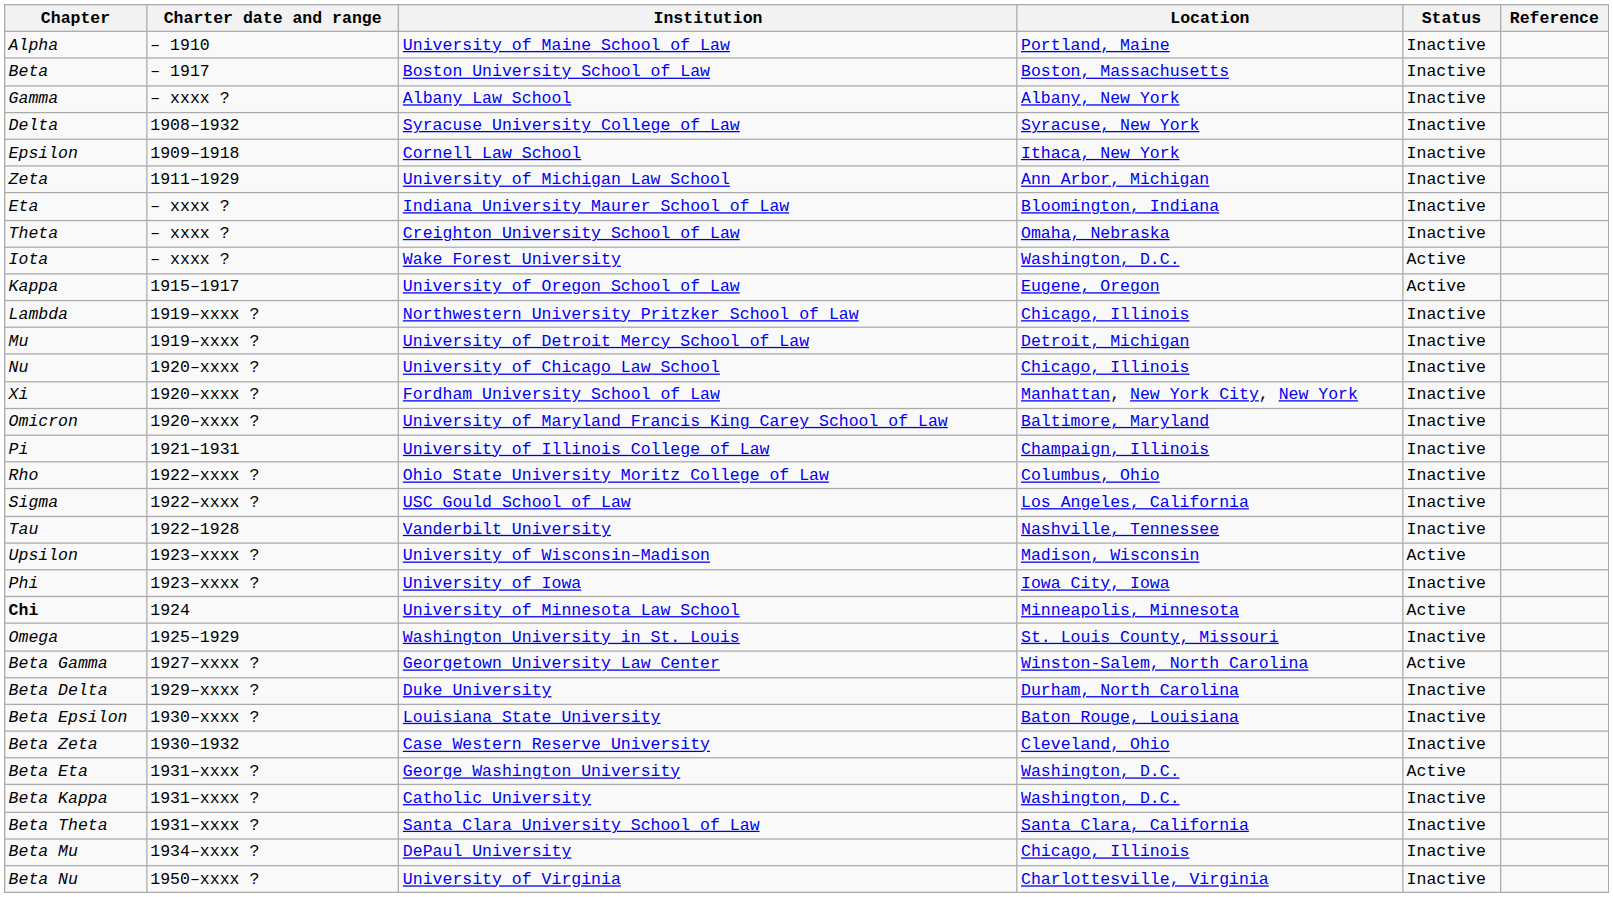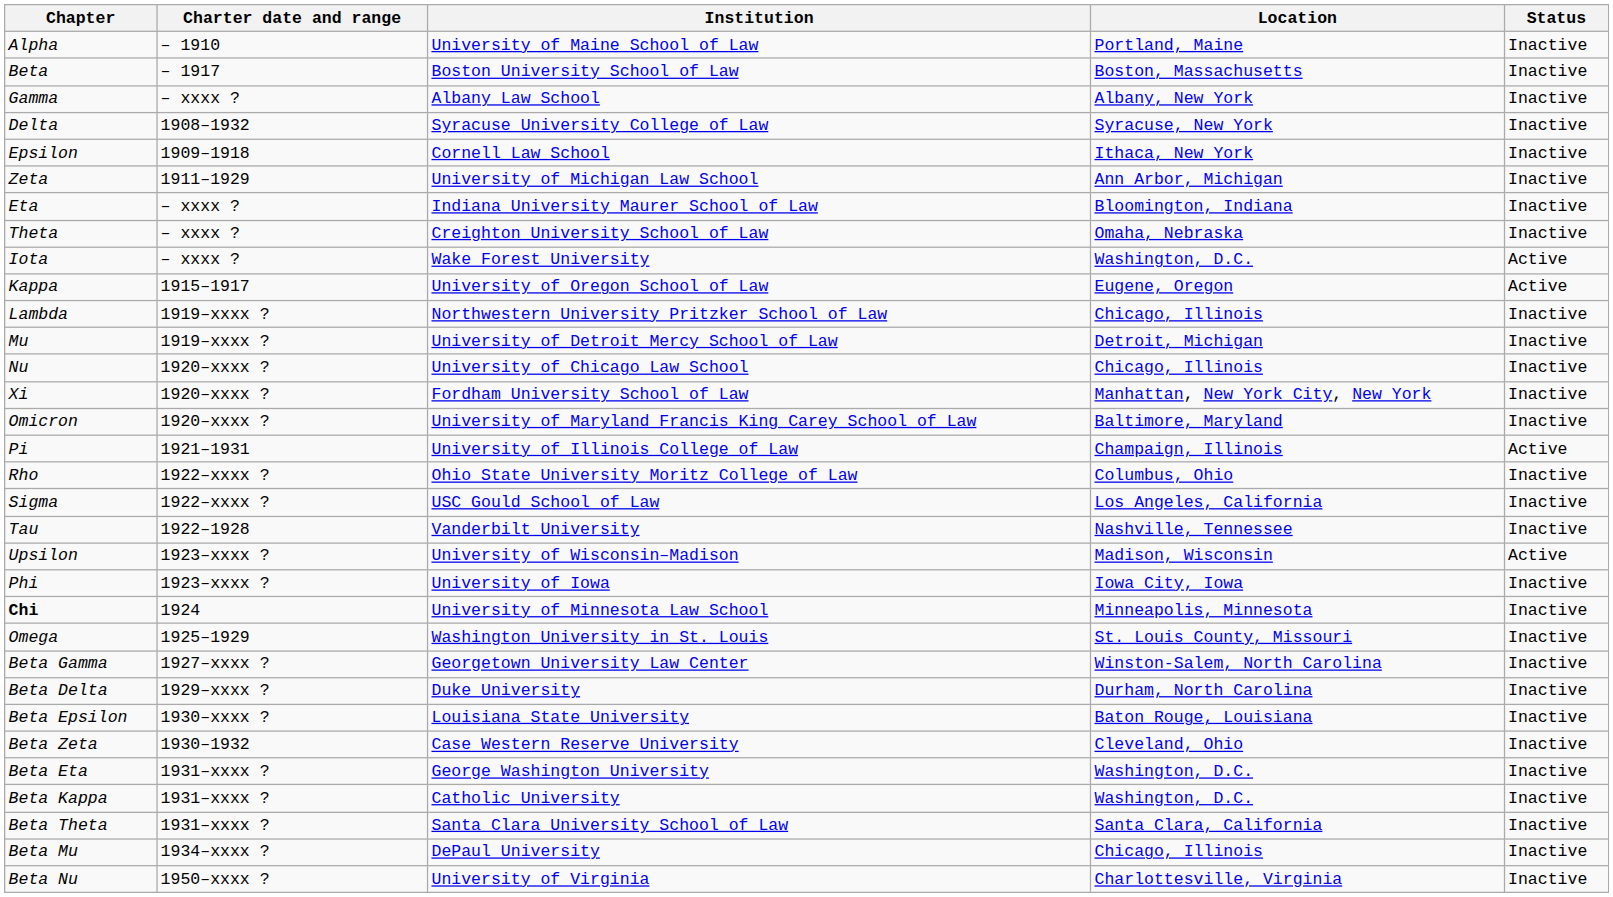- column: (1554, 18)
(1446, 449) Inactive -> (1538, 449) Active
(1436, 610) Active -> (1548, 610) Inactive
(1436, 664) Active -> (1548, 664) Inactive
(1436, 772) Active -> (1548, 772) Inactive
